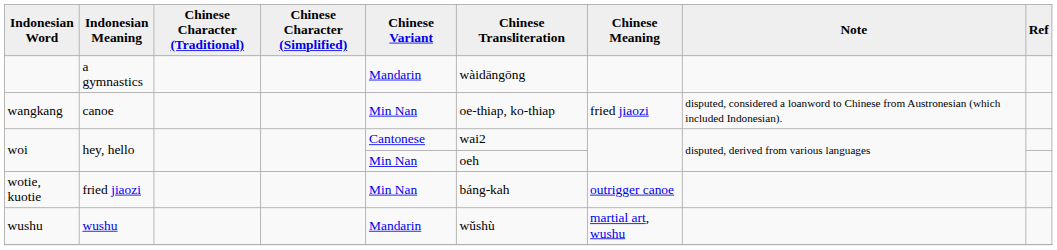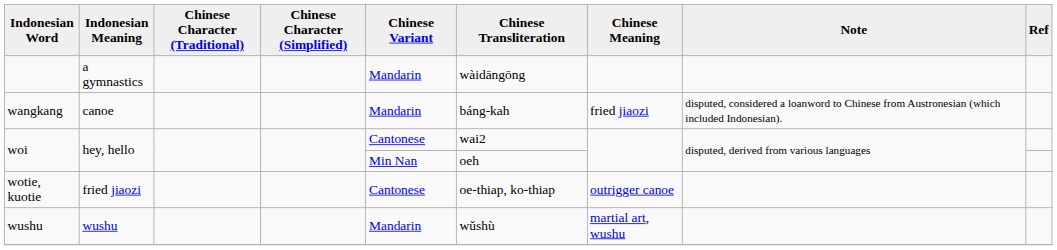(393, 110) Min Nan -> (395, 110) Mandarin
(507, 110) oe-thiap, ko-thiap -> (485, 110) báng-kah
(393, 189) Min Nan -> (397, 189) Cantonese
(485, 189) báng-kah -> (507, 189) oe-thiap, ko-thiap
